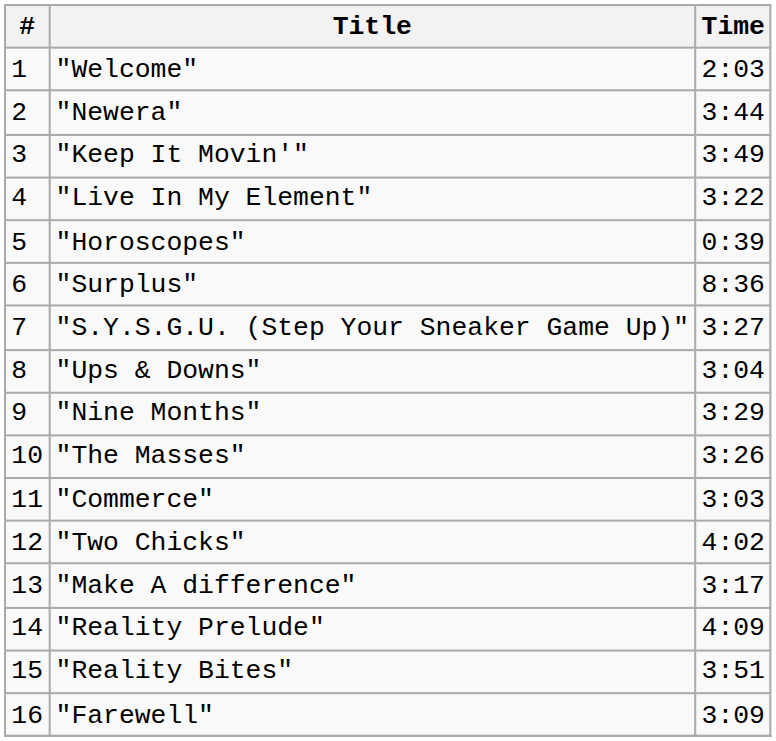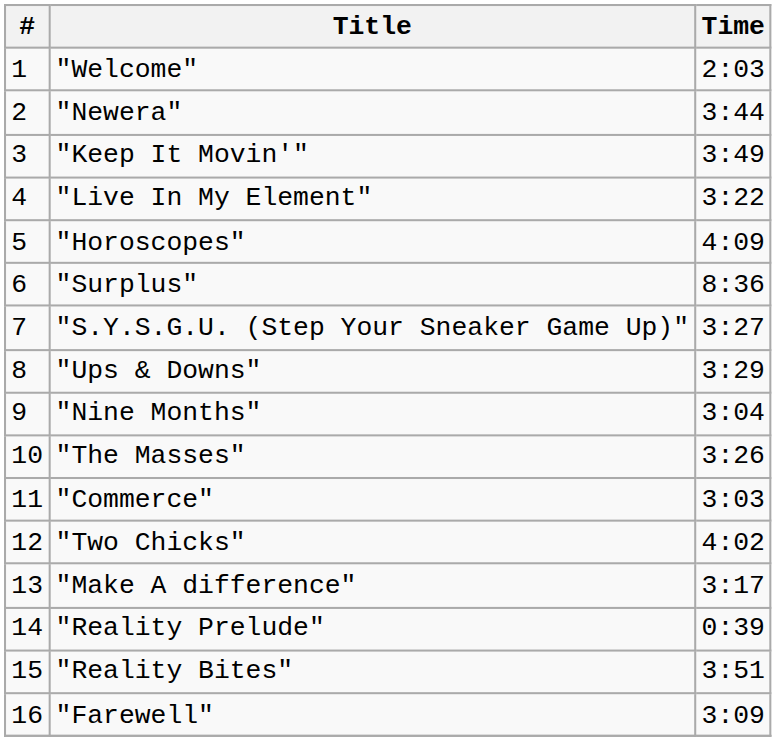(733, 242) 0:39 -> (733, 242) 4:09
(733, 371) 3:04 -> (733, 371) 3:29
(733, 414) 3:29 -> (733, 414) 3:04
(733, 629) 4:09 -> (733, 629) 0:39
